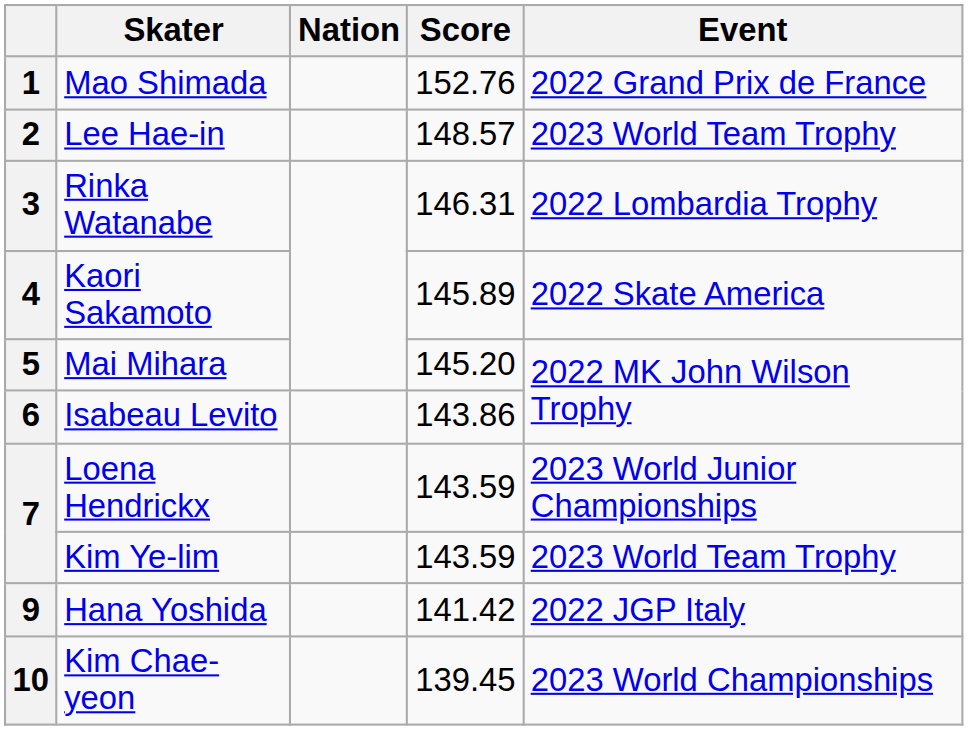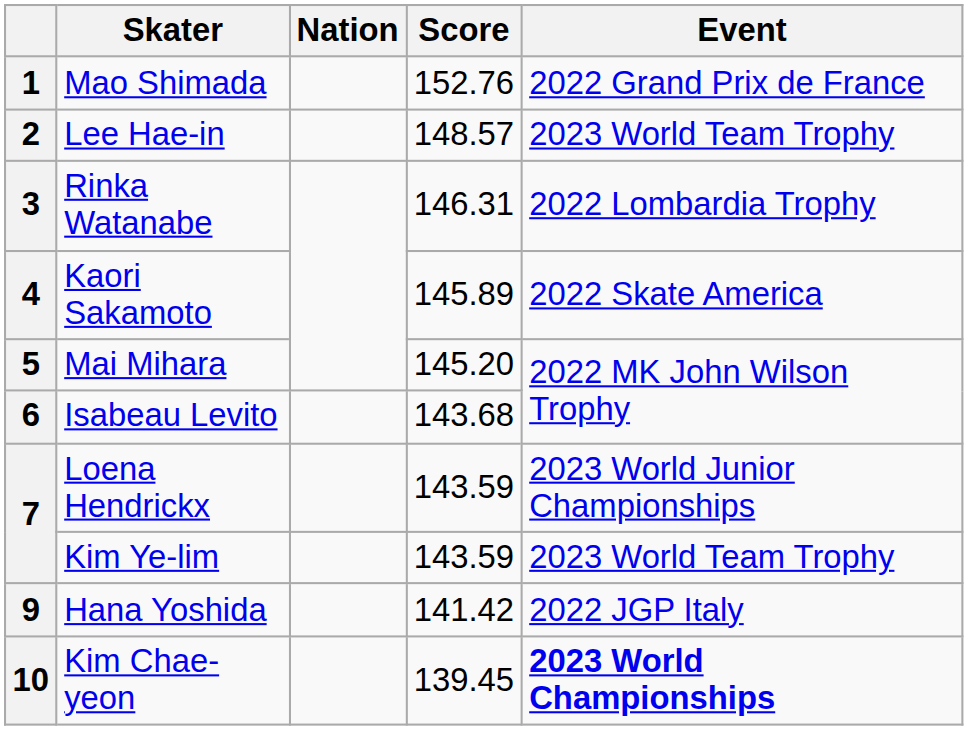(465, 416) 143.86 -> (464, 416) 143.68
(732, 679) normal -> (652, 679) bold
